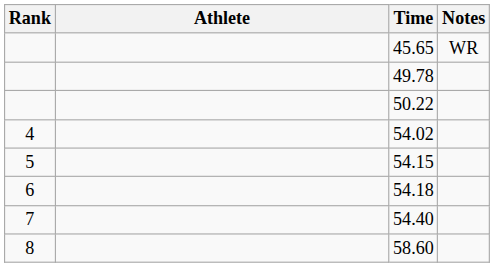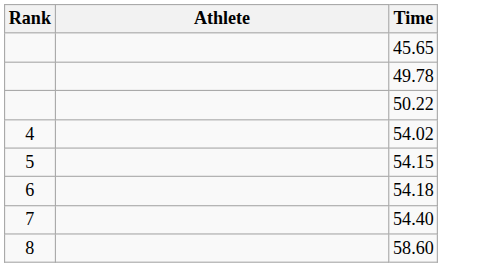- column: (464, 18)
